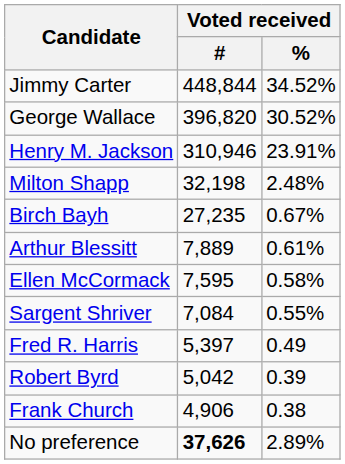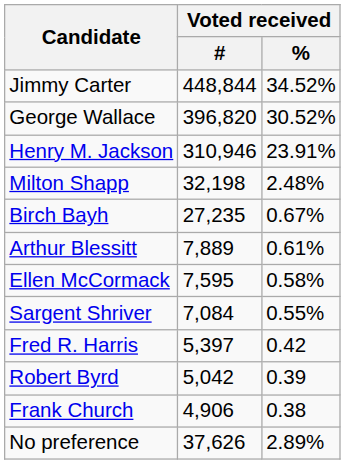(286, 345) 0.49 -> (286, 345) 0.42
(214, 442) bold -> (214, 442) normal
